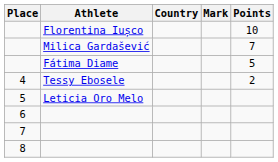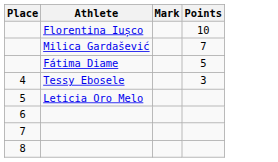- column: (176, 13)
(252, 81) 2 -> (203, 81) 3
